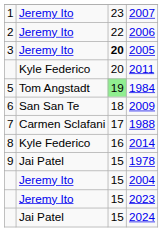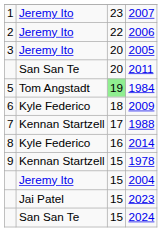(117, 50) bold -> (117, 50) normal
(55, 69) Kyle Federico -> (49, 69) San San Te
(49, 106) San San Te -> (55, 106) Kyle Federico
(62, 124) Carmen Sclafani -> (62, 124) Kennan Startzell
(41, 161) Jai Patel -> (62, 161) Kennan Startzell
(46, 198) Jeremy Ito -> (41, 198) Jai Patel
(41, 217) Jai Patel -> (49, 217) San San Te
